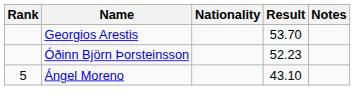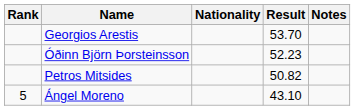+ row: (88, 75)
